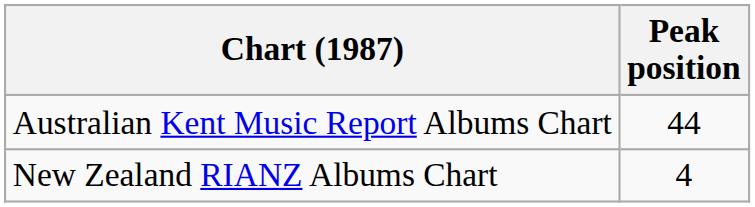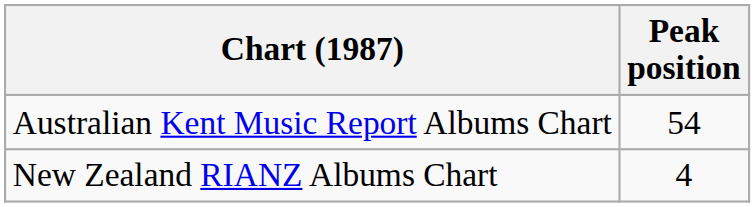(684, 121) 44 -> (684, 121) 54
